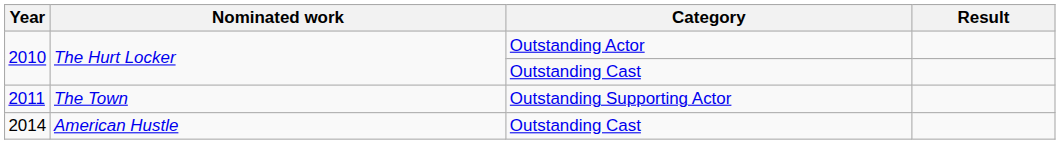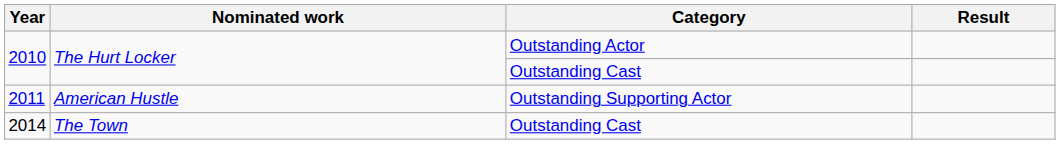(91, 98) The Town -> (116, 98) American Hustle
(116, 125) American Hustle -> (91, 125) The Town
